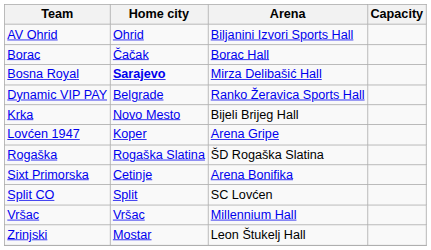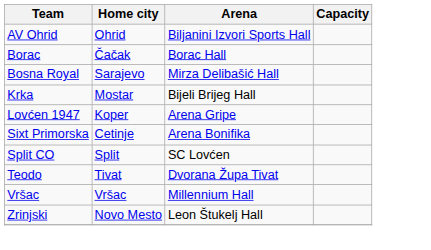(139, 74) bold -> (120, 74) normal
- row: (57, 94)
(147, 114) Novo Mesto -> (114, 94) Mostar
- row: (32, 154)
+ row: (25, 174)
(132, 235) Mostar -> (128, 214) Novo Mesto
